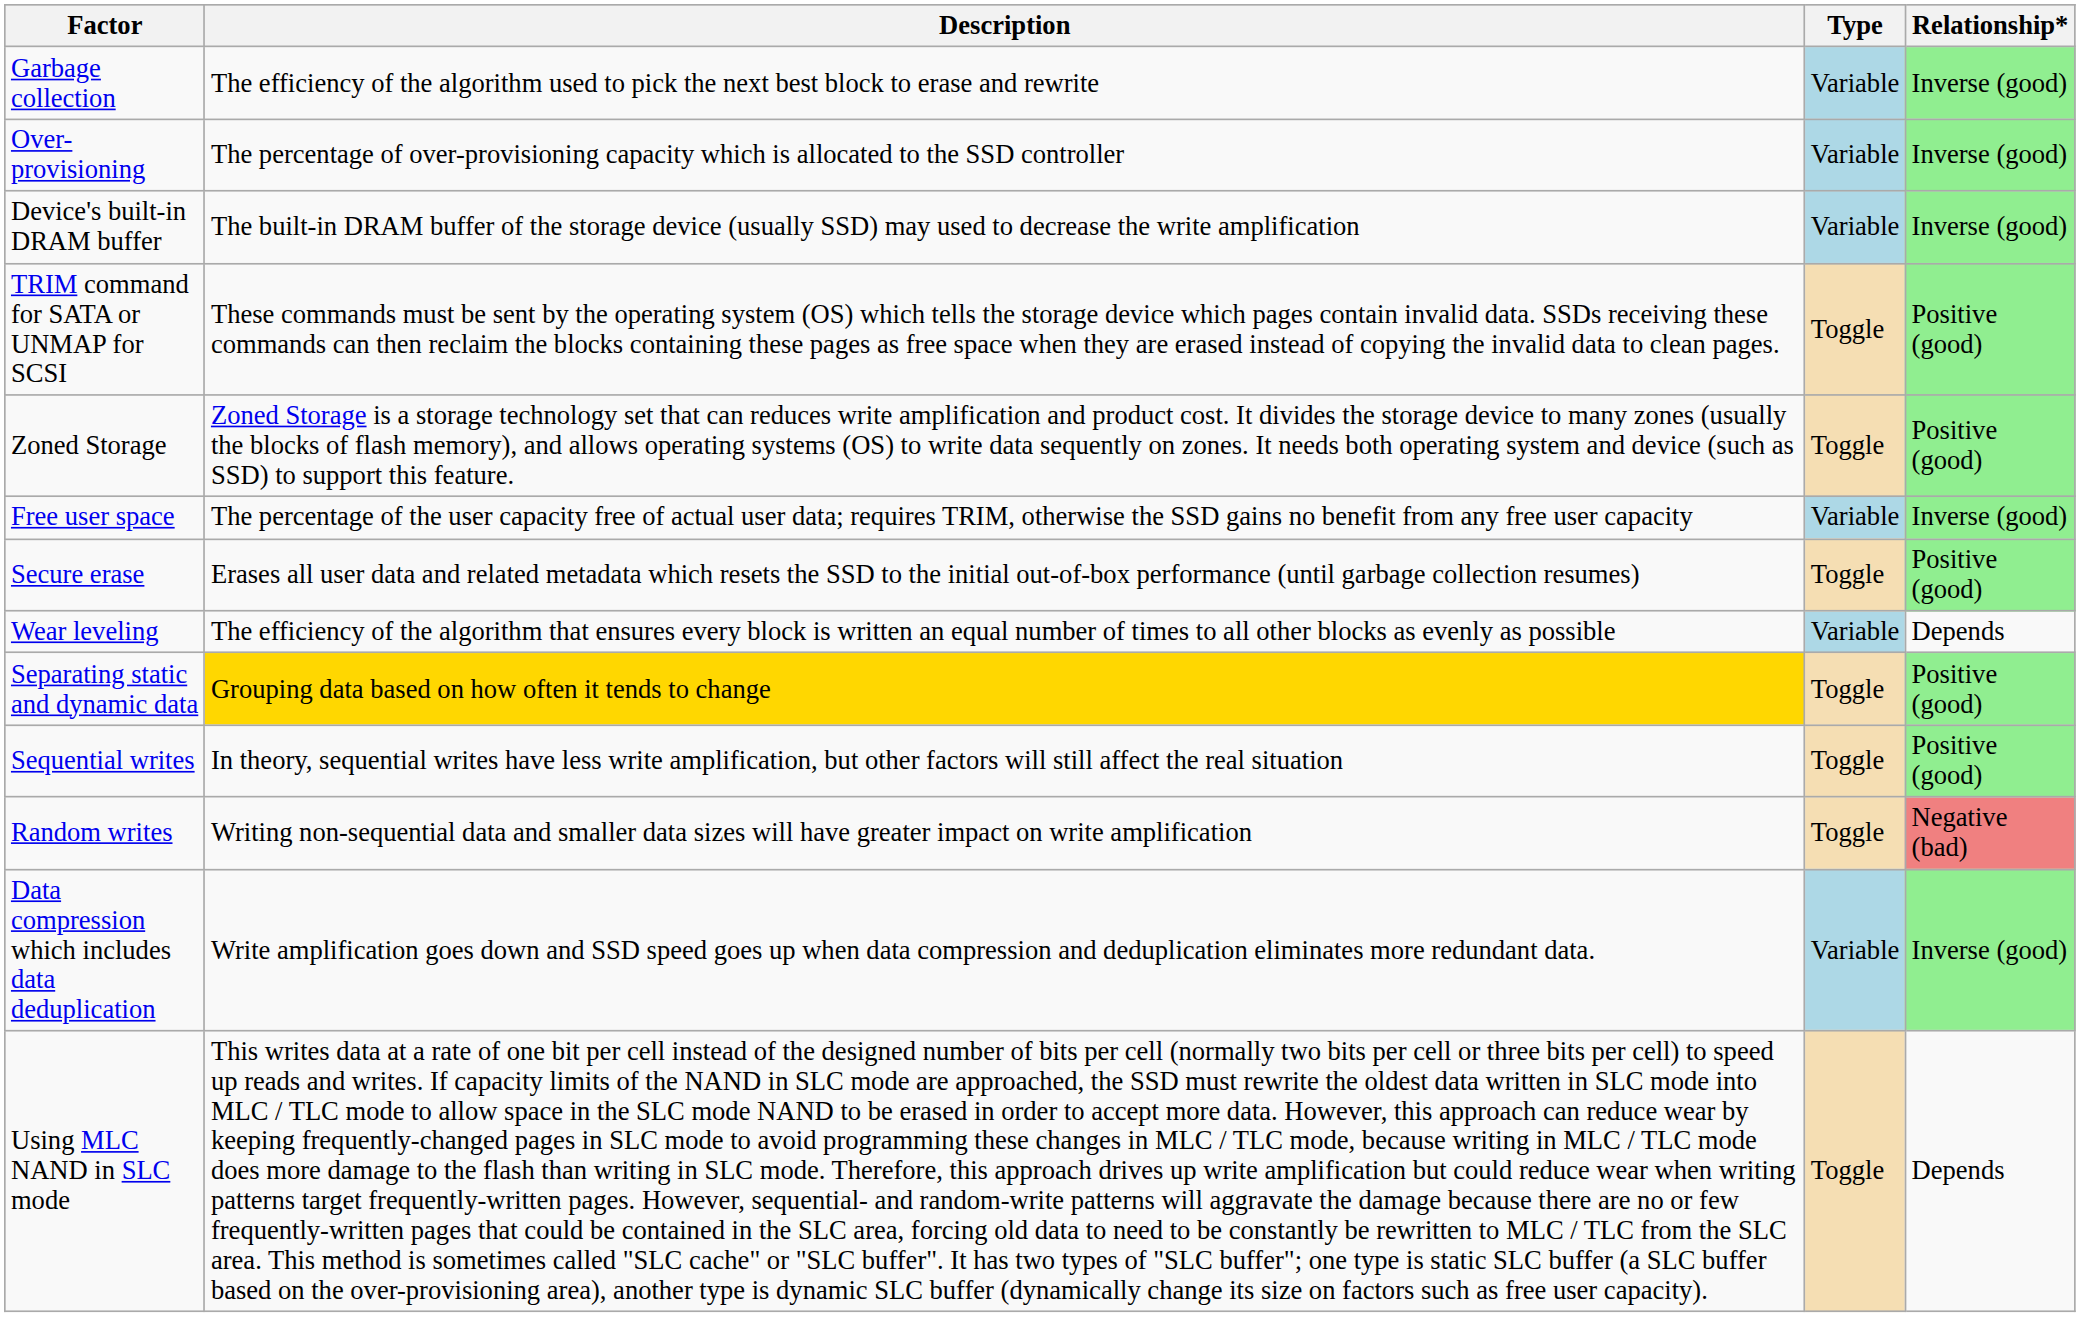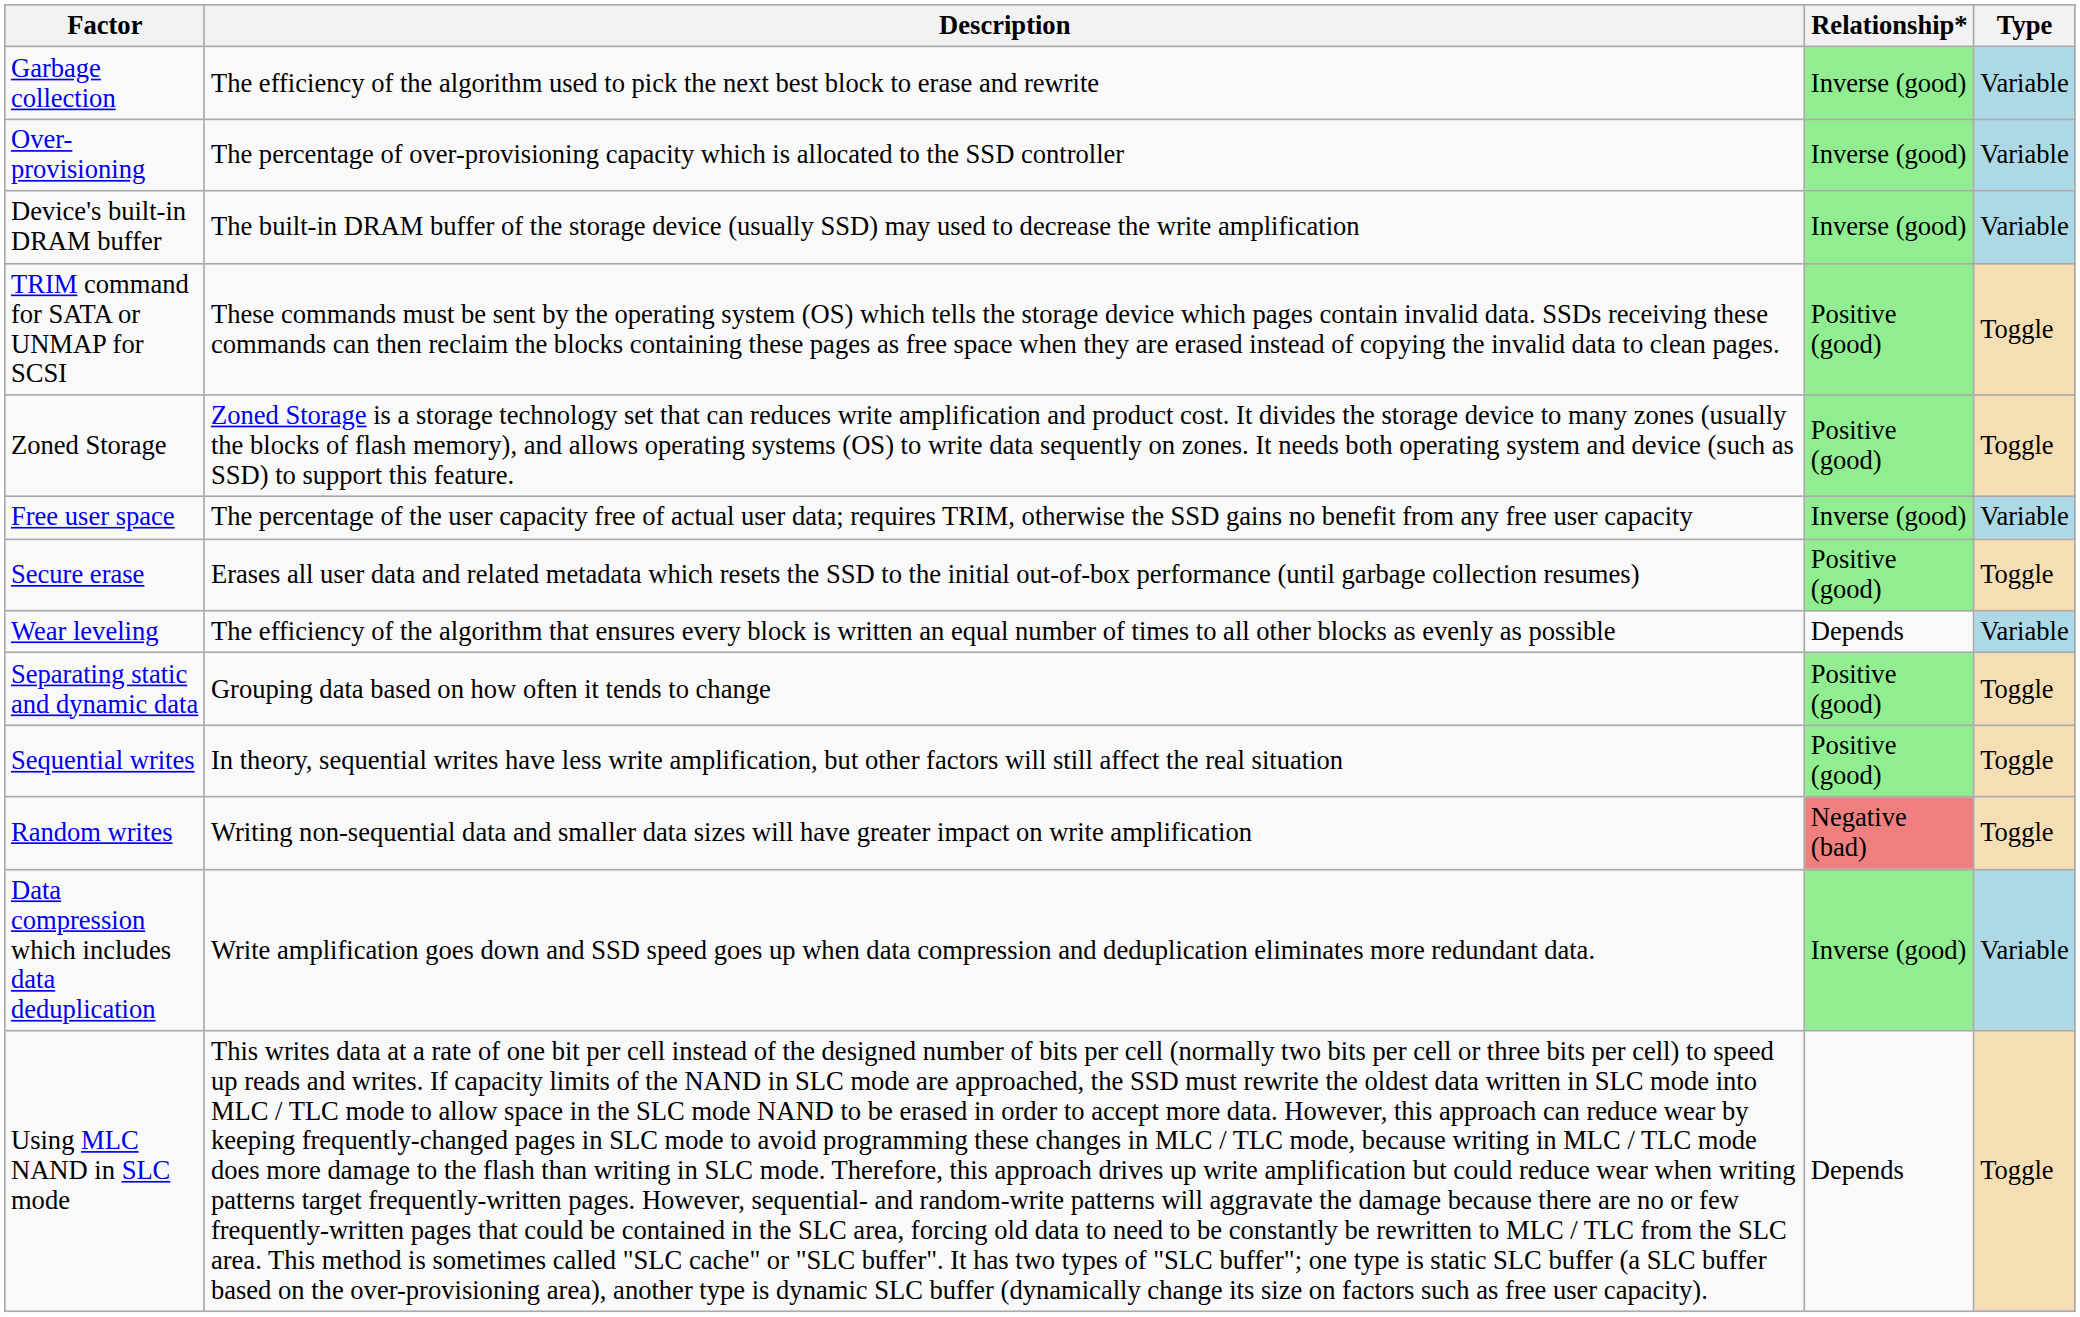columns swapped: (1855, 25) <-> (1990, 25)
(491, 688) gold background -> (491, 688) no background
